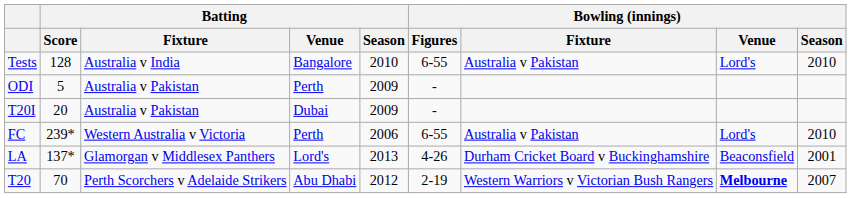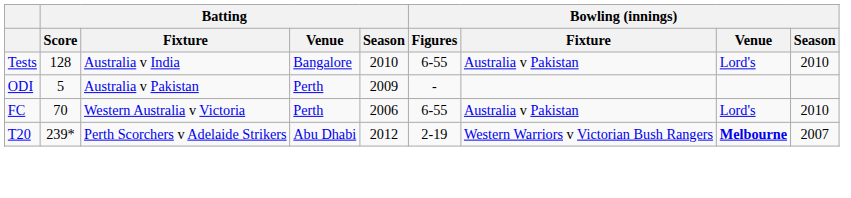- row: (22, 110)
(60, 134) 239* -> (60, 110) 70
- row: (17, 157)
(60, 181) 70 -> (60, 134) 239*
